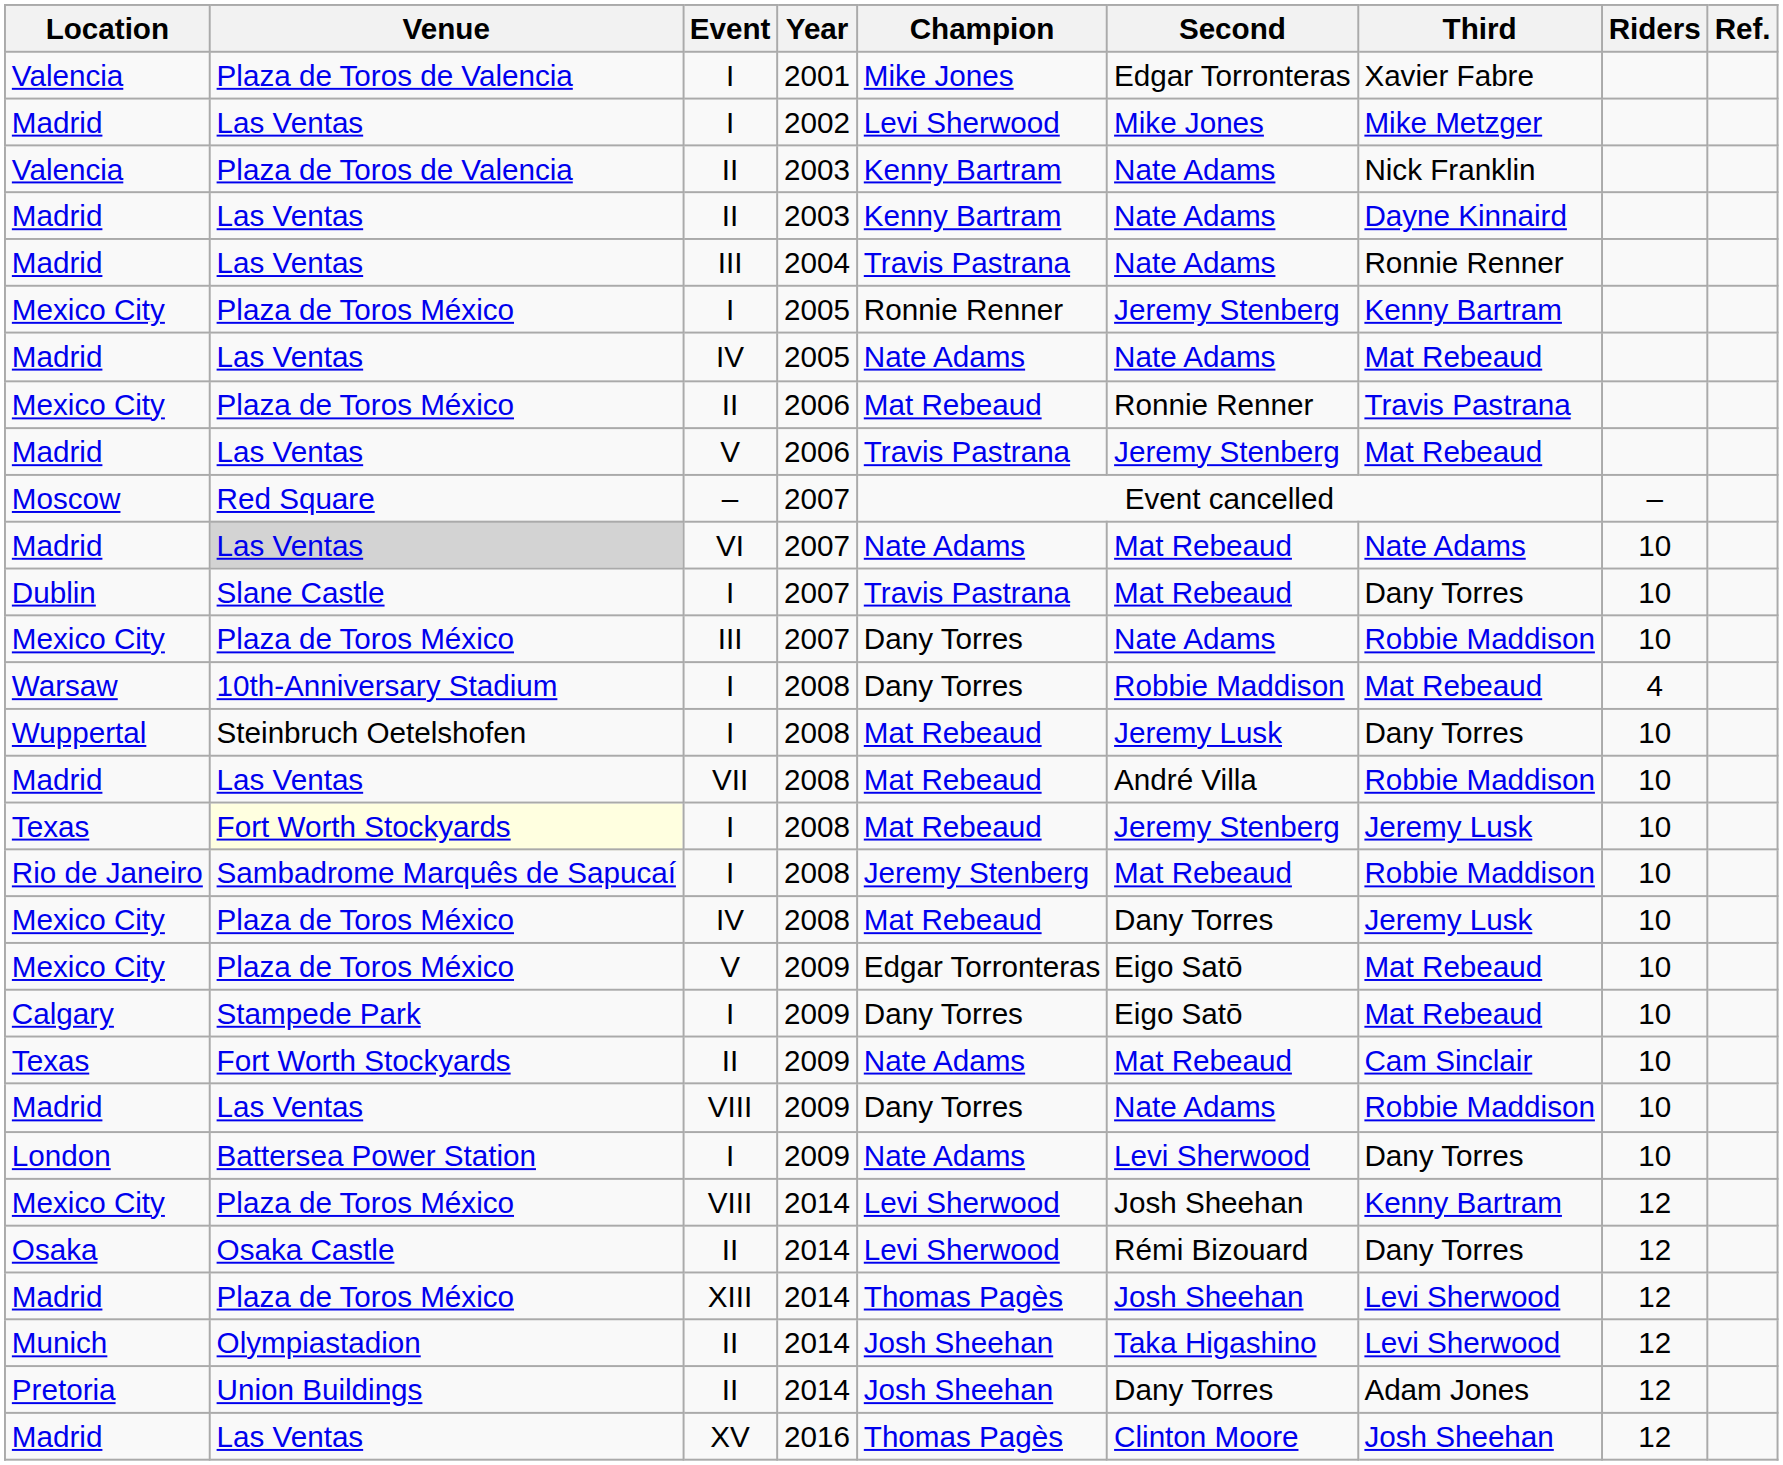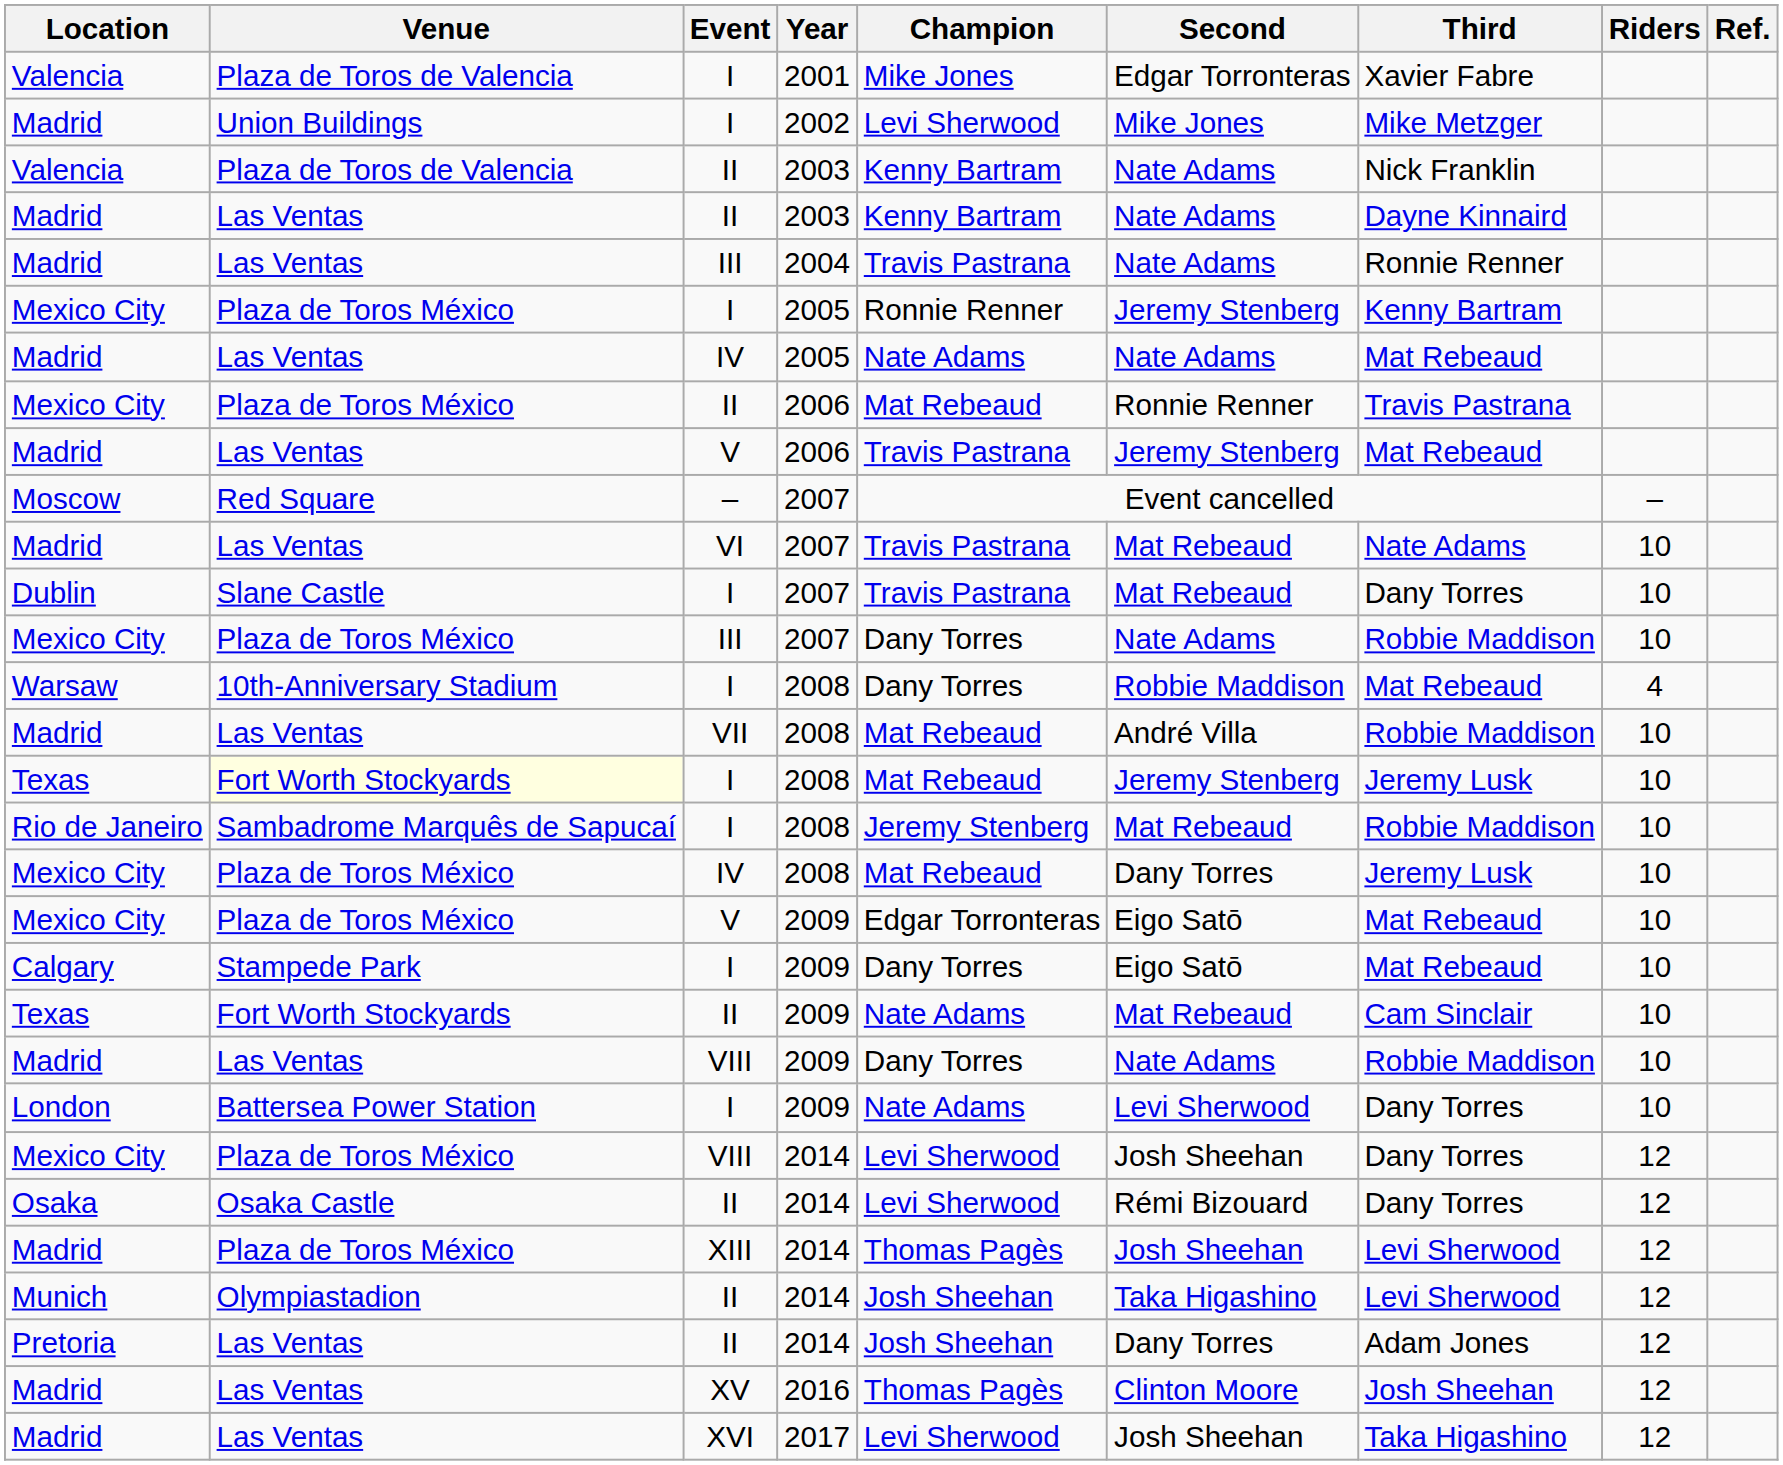(290, 122) Las Ventas -> (320, 122) Union Buildings
(290, 545) lightgrey background -> (290, 545) no background
(944, 545) Nate Adams -> (967, 545) Travis Pastrana
- row: (79, 732)
(1463, 1202) Kenny Bartram -> (1444, 1155) Dany Torres
(320, 1389) Union Buildings -> (290, 1342) Las Ventas
+ row: (57, 1436)
